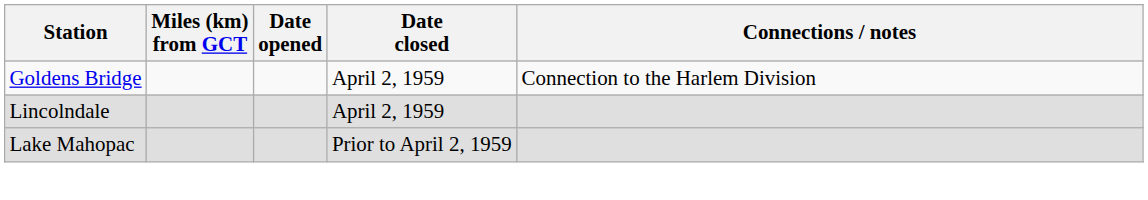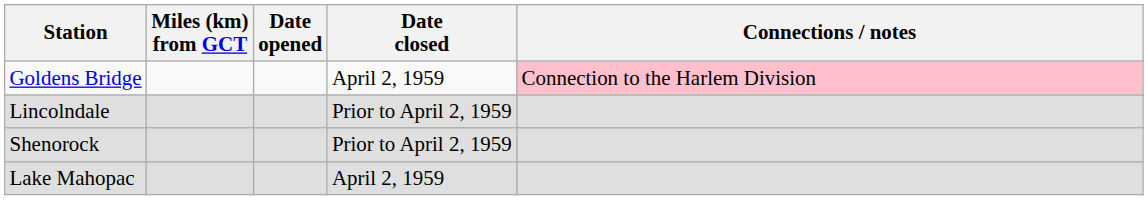(669, 77) no background -> (669, 77) pink background
(388, 111) April 2, 1959 -> (422, 111) Prior to April 2, 1959
+ row: (54, 144)
(422, 144) Prior to April 2, 1959 -> (388, 177) April 2, 1959
